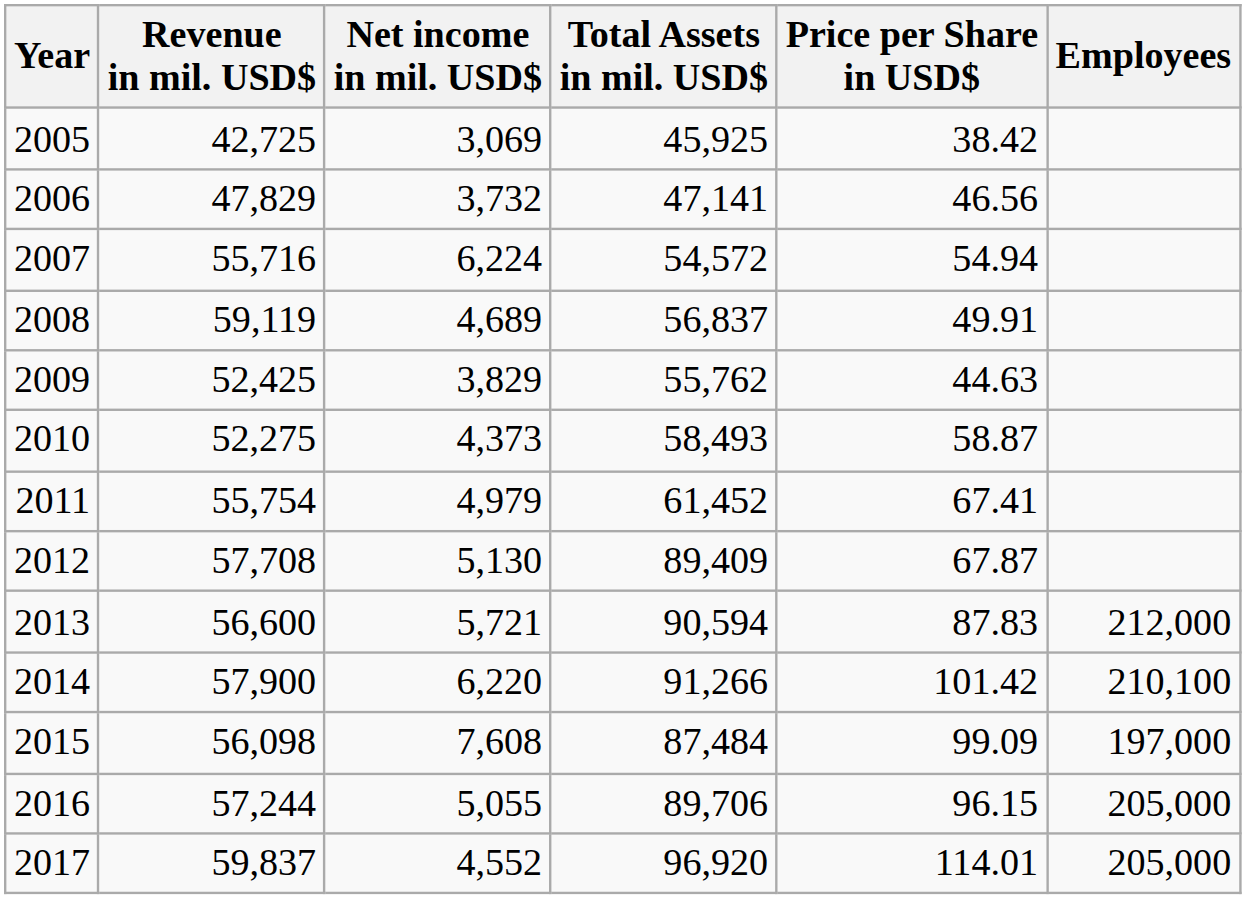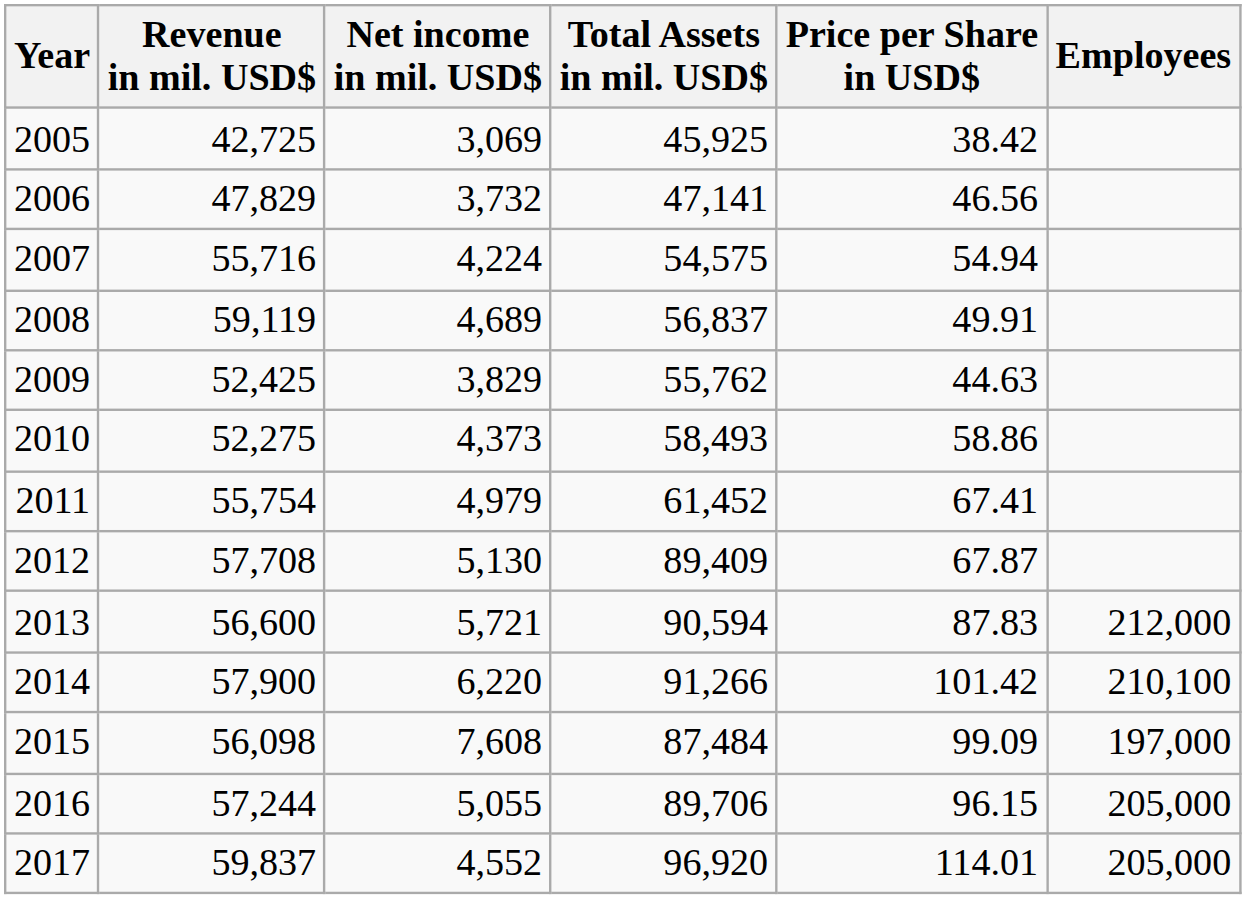(499, 258) 6,224 -> (499, 258) 4,224
(716, 258) 54,572 -> (716, 258) 54,575
(995, 439) 58.87 -> (995, 439) 58.86
